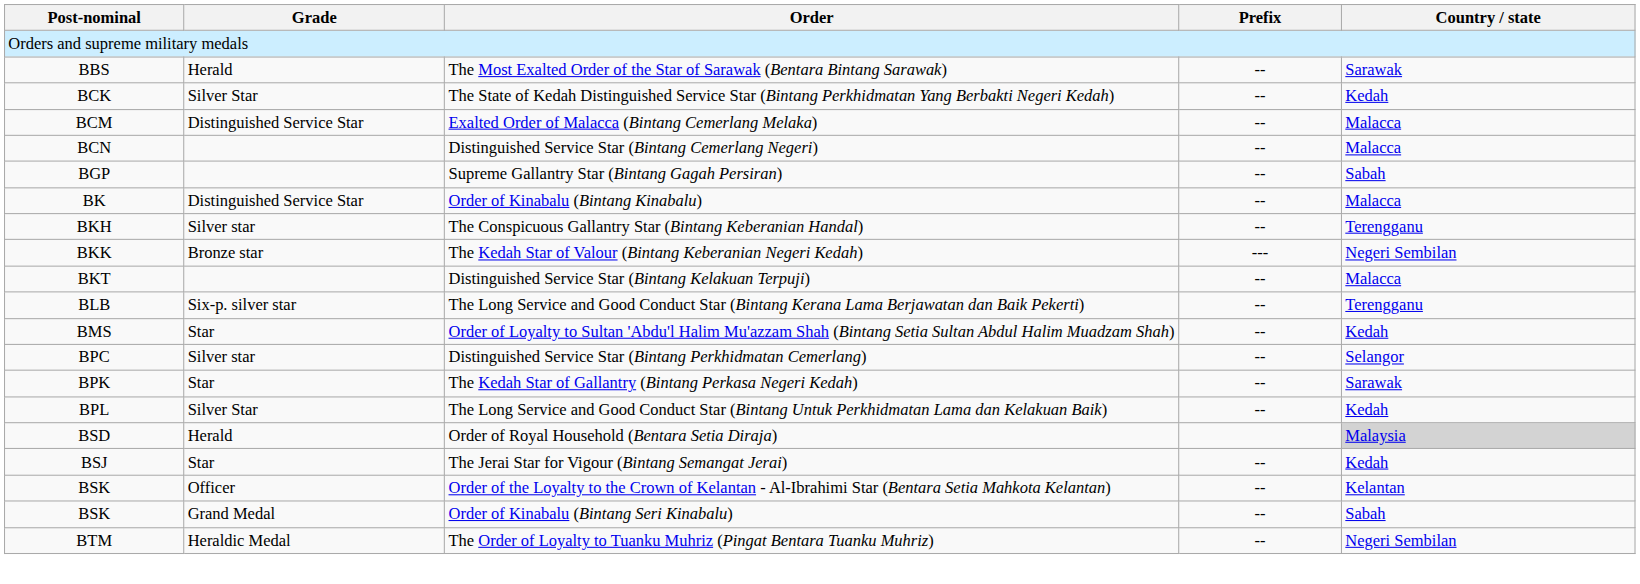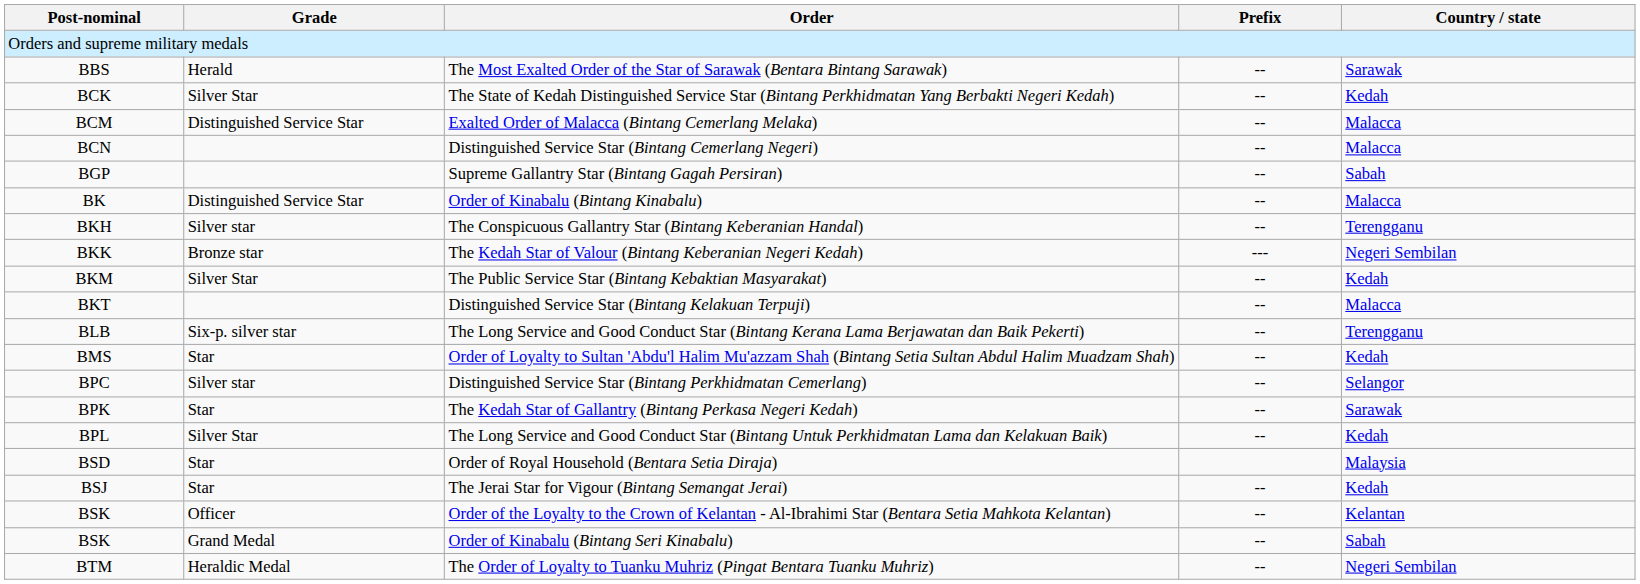+ row: (638, 278)
(210, 435) Herald -> (201, 461) Star
(1376, 435) lightgrey background -> (1376, 461) no background
